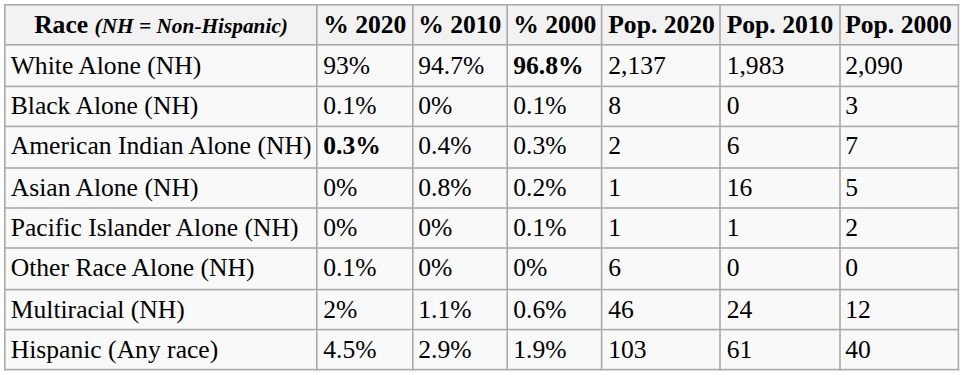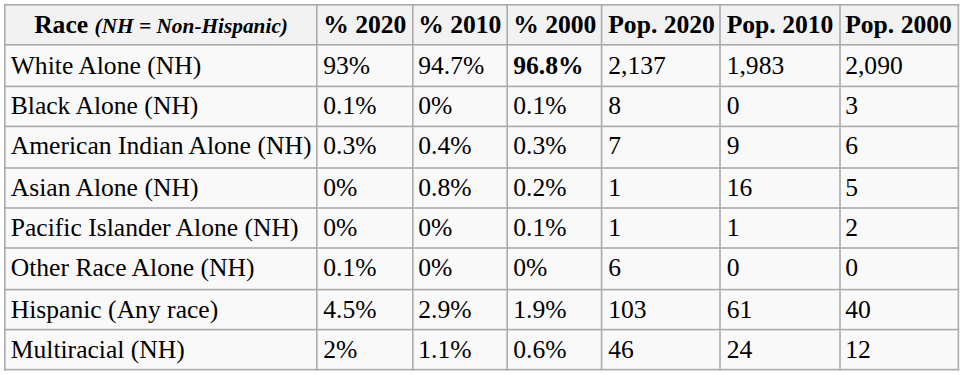(352, 146) bold -> (350, 146) normal
(615, 146) 2 -> (615, 146) 7
(733, 146) 6 -> (733, 146) 9
(852, 146) 7 -> (852, 146) 6
rows swapped: (98, 308) <-> (114, 349)
